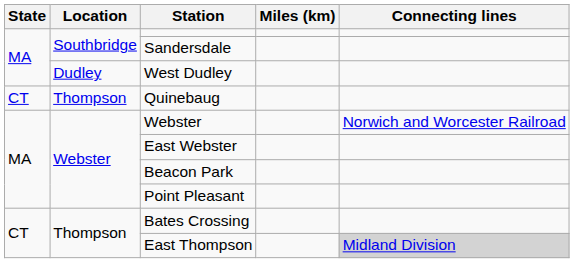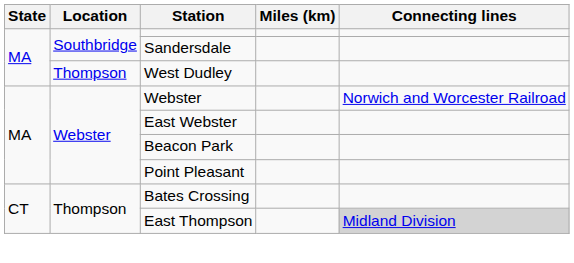(77, 73) Dudley -> (90, 73) Thompson
- row: (182, 97)
